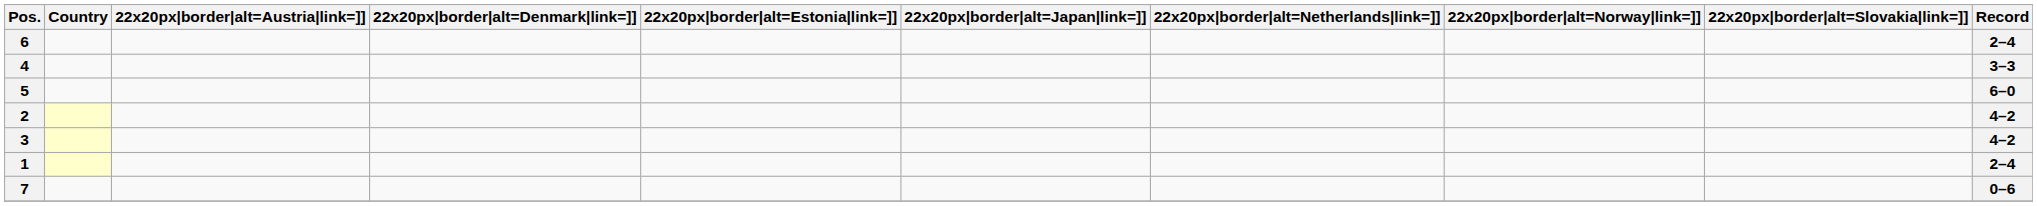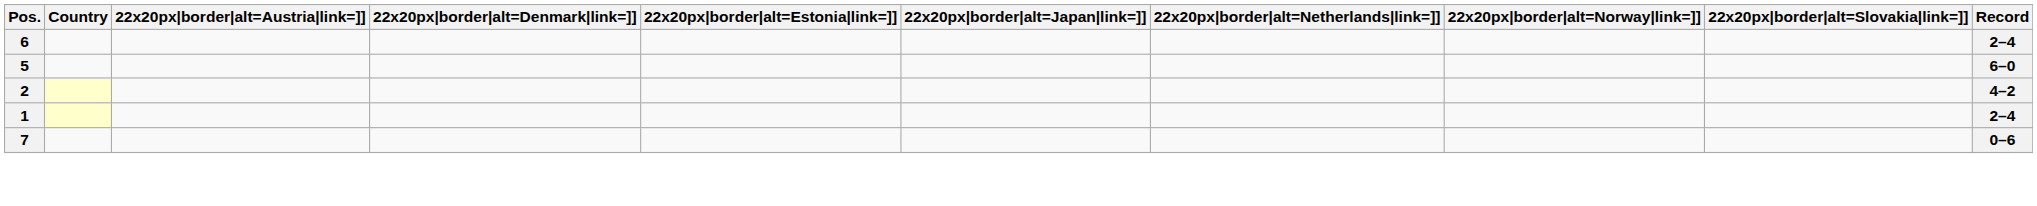- row: (25, 66)
- row: (25, 140)
